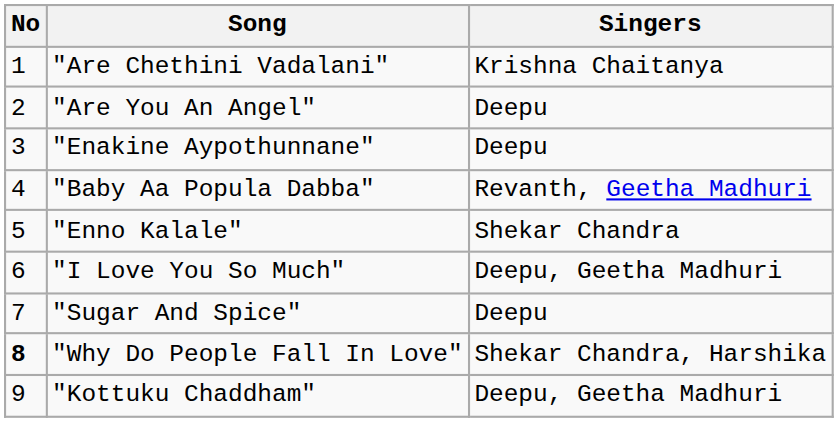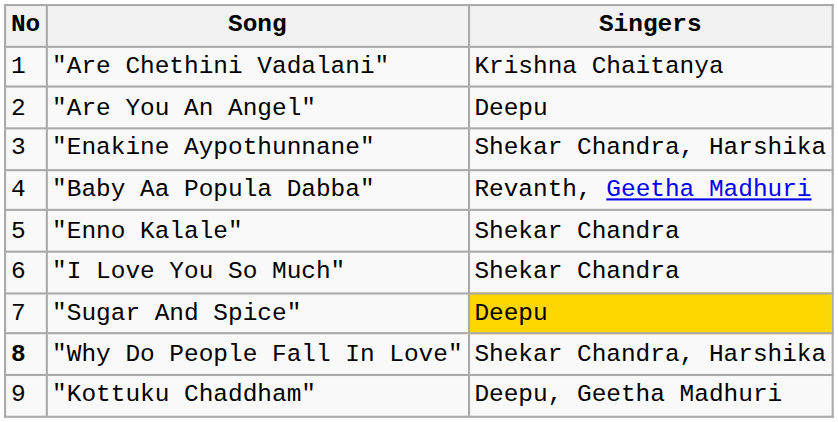(511, 149) Deepu -> (650, 149) Shekar Chandra, Harshika
(628, 272) Deepu, Geetha Madhuri -> (577, 272) Shekar Chandra
(511, 313) no background -> (511, 313) gold background
